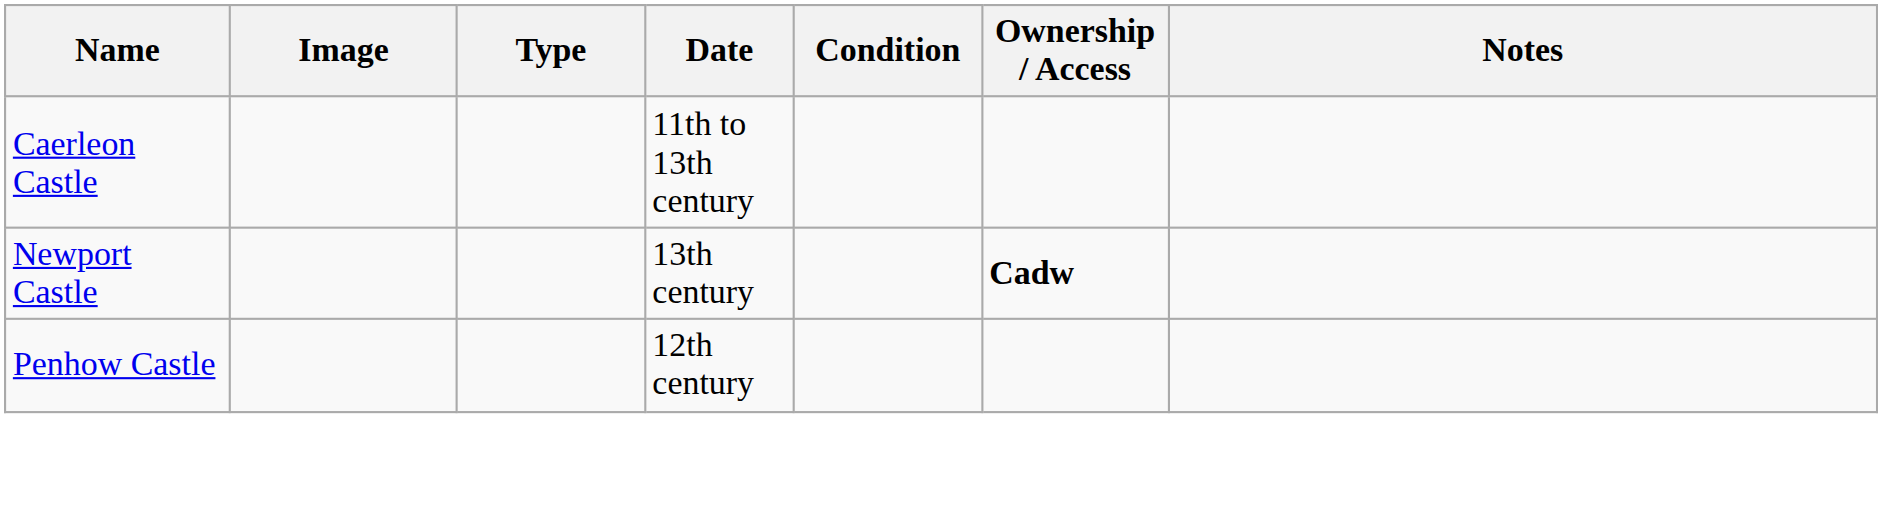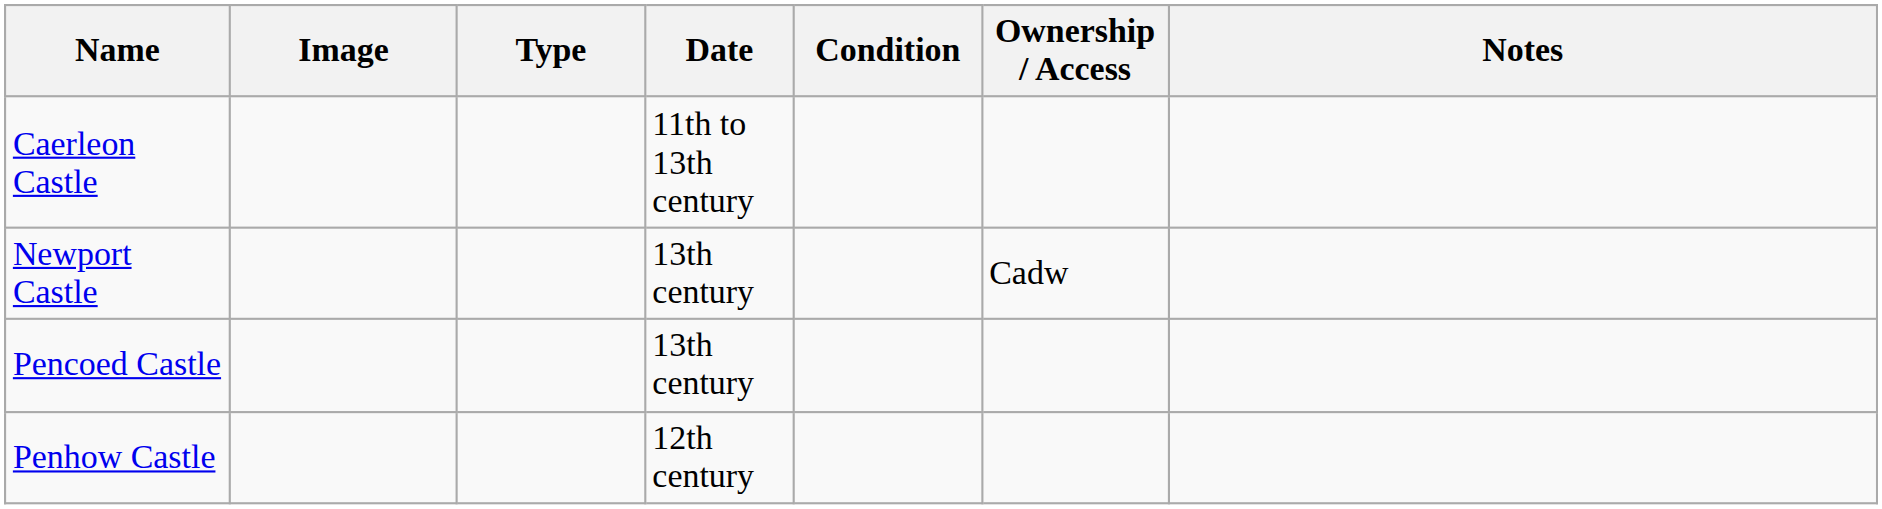(1032, 272) bold -> (1029, 272) normal
+ row: (117, 364)
